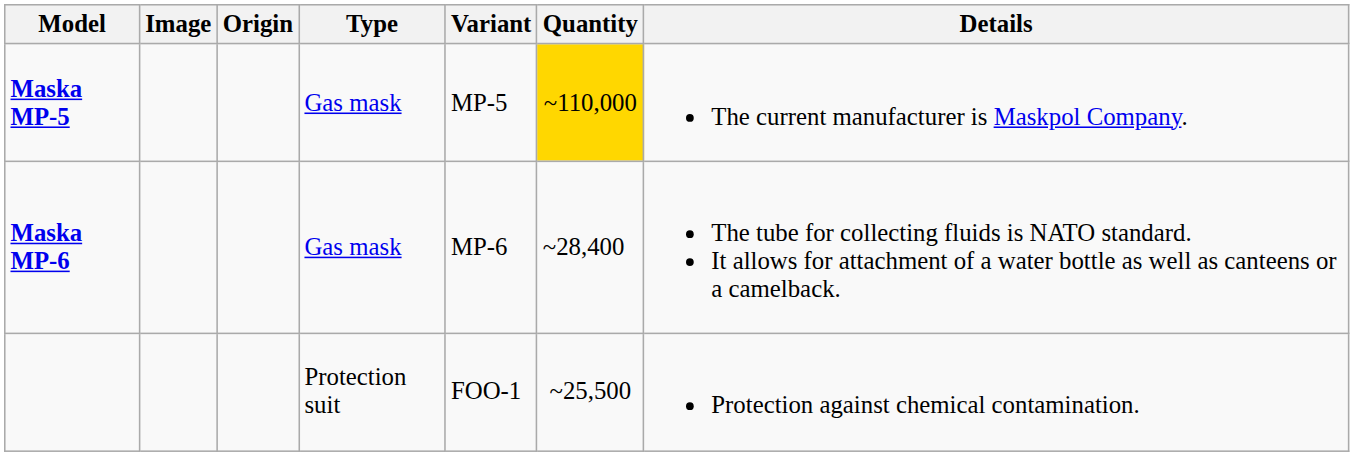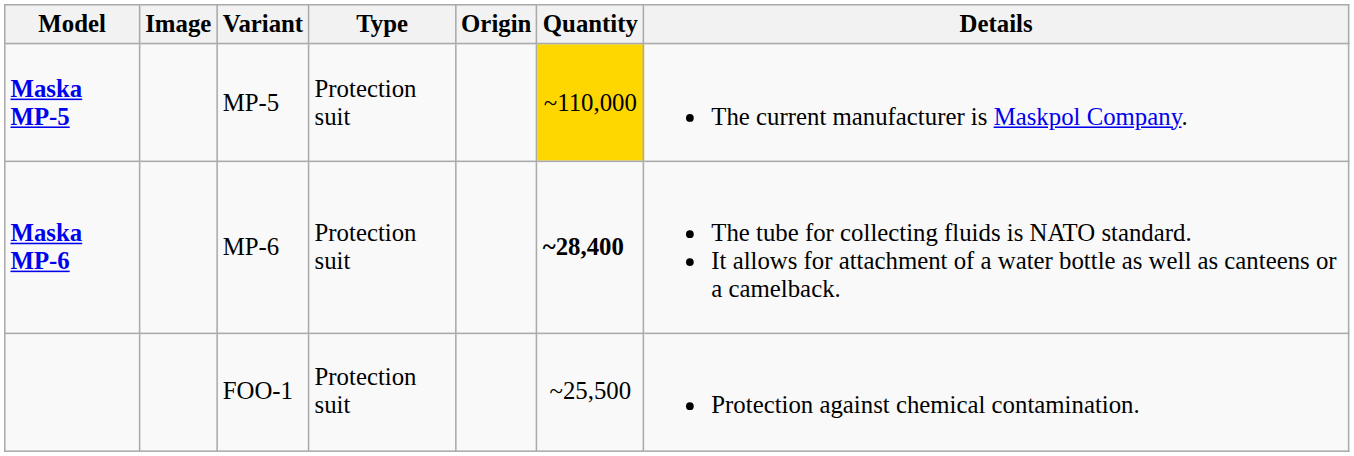columns swapped: (258, 24) <-> (491, 24)
(353, 102) Gas mask -> (366, 102) Protection suit
(353, 246) Gas mask -> (366, 246) Protection suit
(584, 246) normal -> (583, 246) bold
